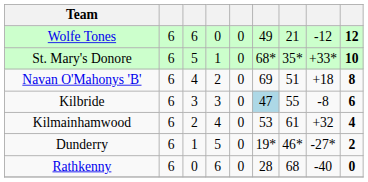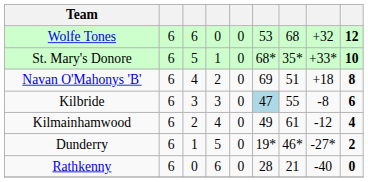(266, 36) 49 -> (266, 36) 53
(293, 36) 21 -> (293, 36) 68
(323, 36) -12 -> (323, 36) +32
(266, 123) 53 -> (266, 123) 49
(323, 123) +32 -> (323, 123) -12
(293, 166) 68 -> (293, 166) 21
